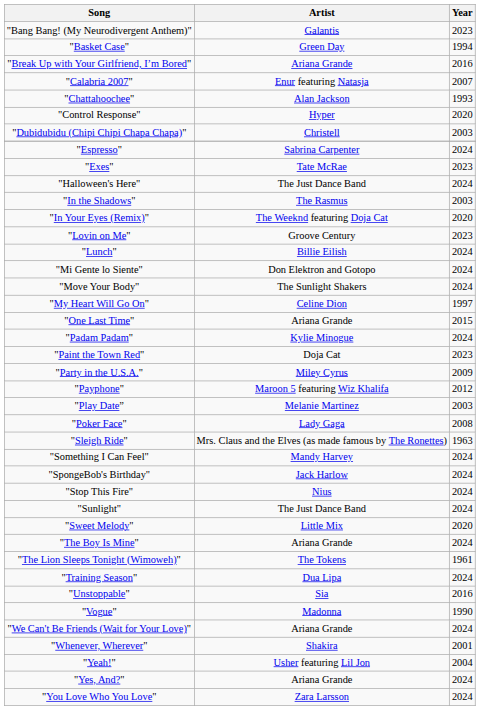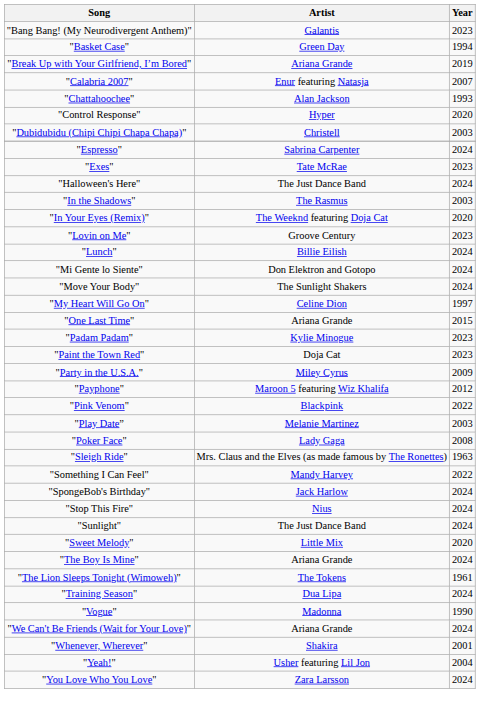(462, 64) 2016 -> (462, 64) 2019
(462, 338) 2024 -> (462, 338) 2023
+ row: (99, 406)
(462, 458) 2024 -> (462, 475) 2022
- row: (99, 594)
- row: (99, 680)
